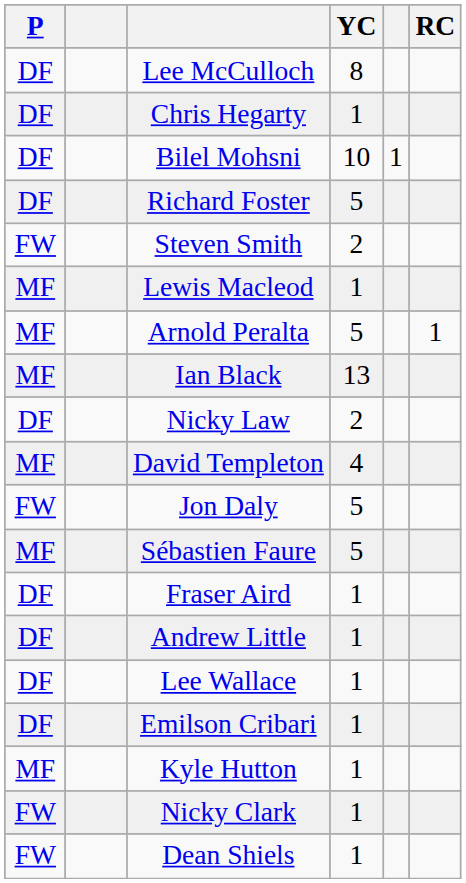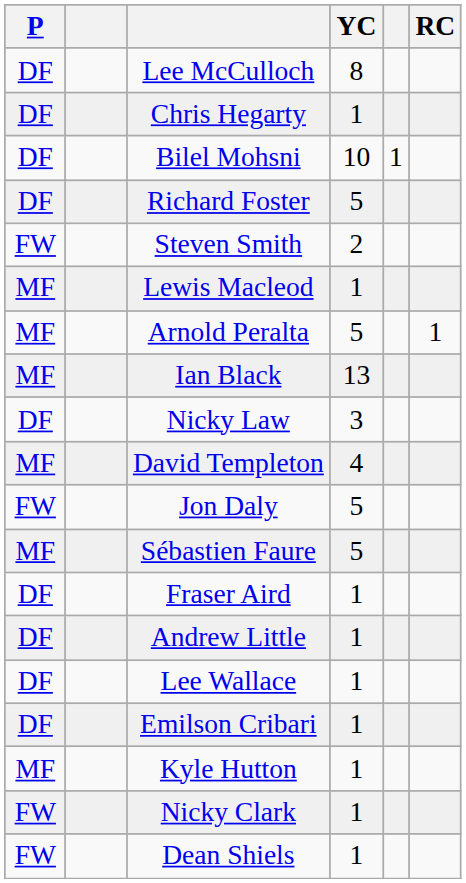(356, 419) 2 -> (356, 419) 3
